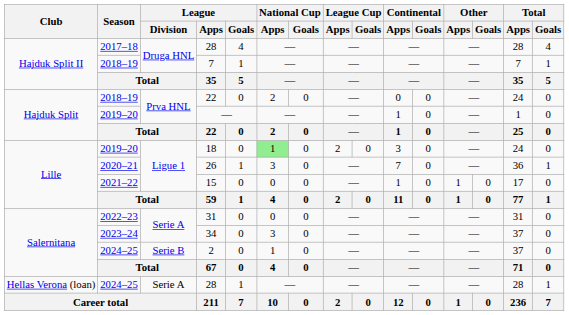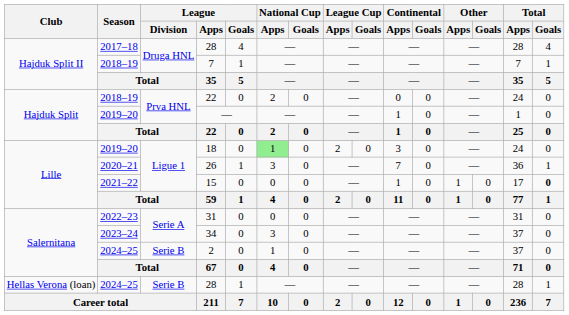(548, 183) normal -> (548, 183) bold
(168, 285) Serie A -> (168, 285) Serie B
